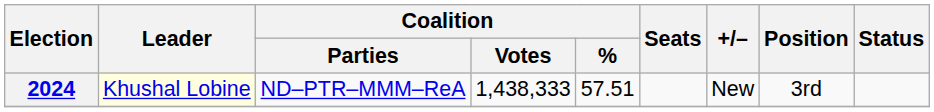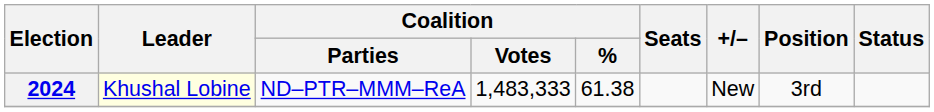(523, 89) 1,438,333 -> (523, 89) 1,483,333
(607, 89) 57.51 -> (607, 89) 61.38
